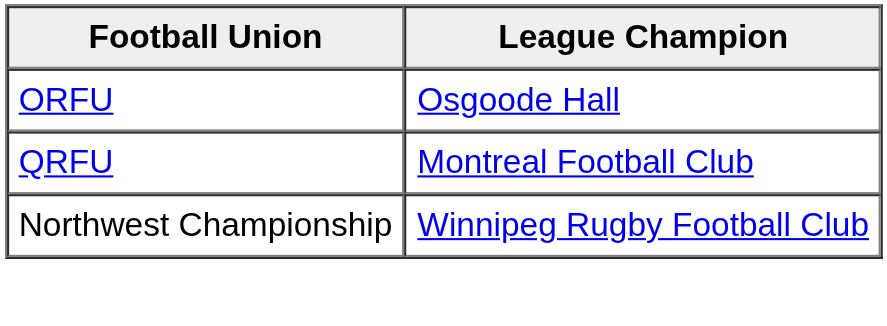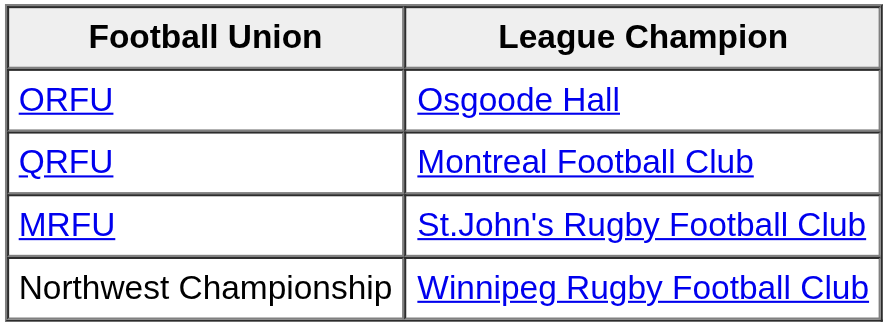+ row: (67, 224)
